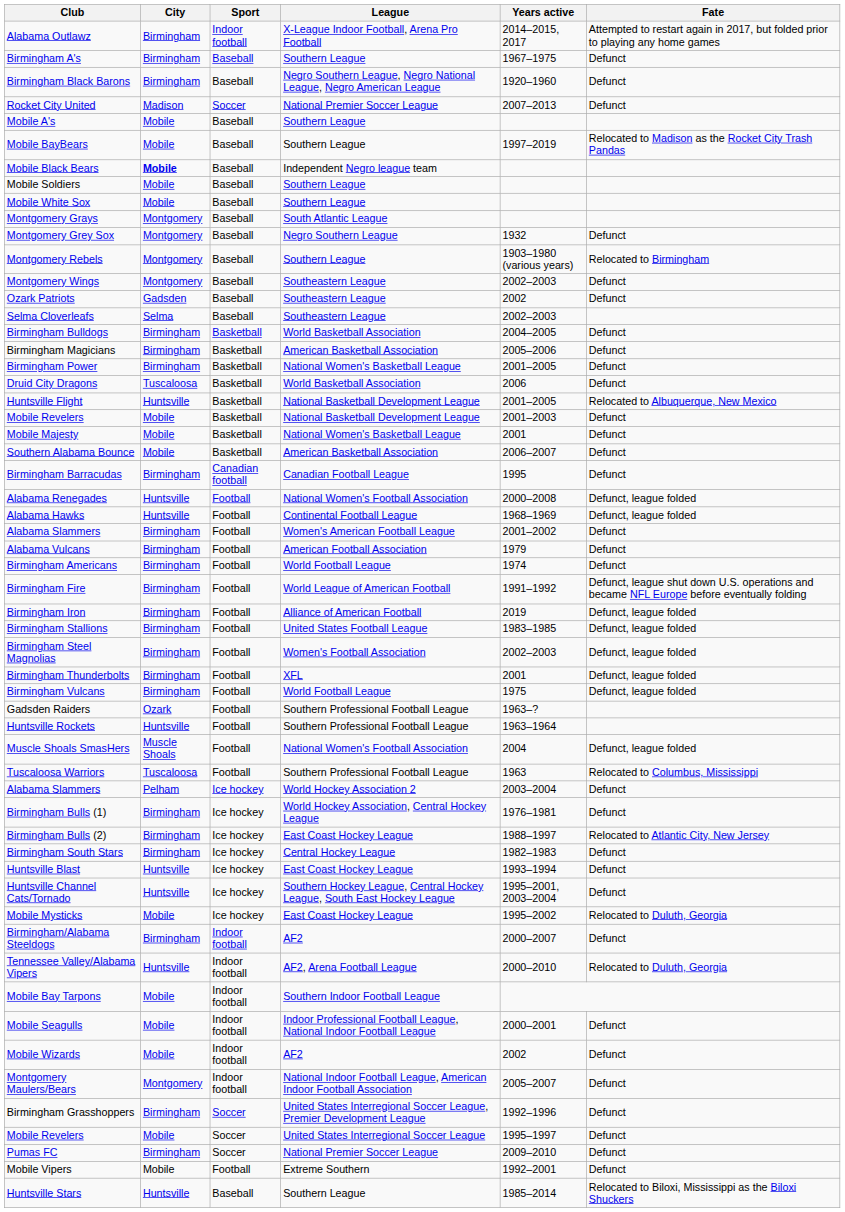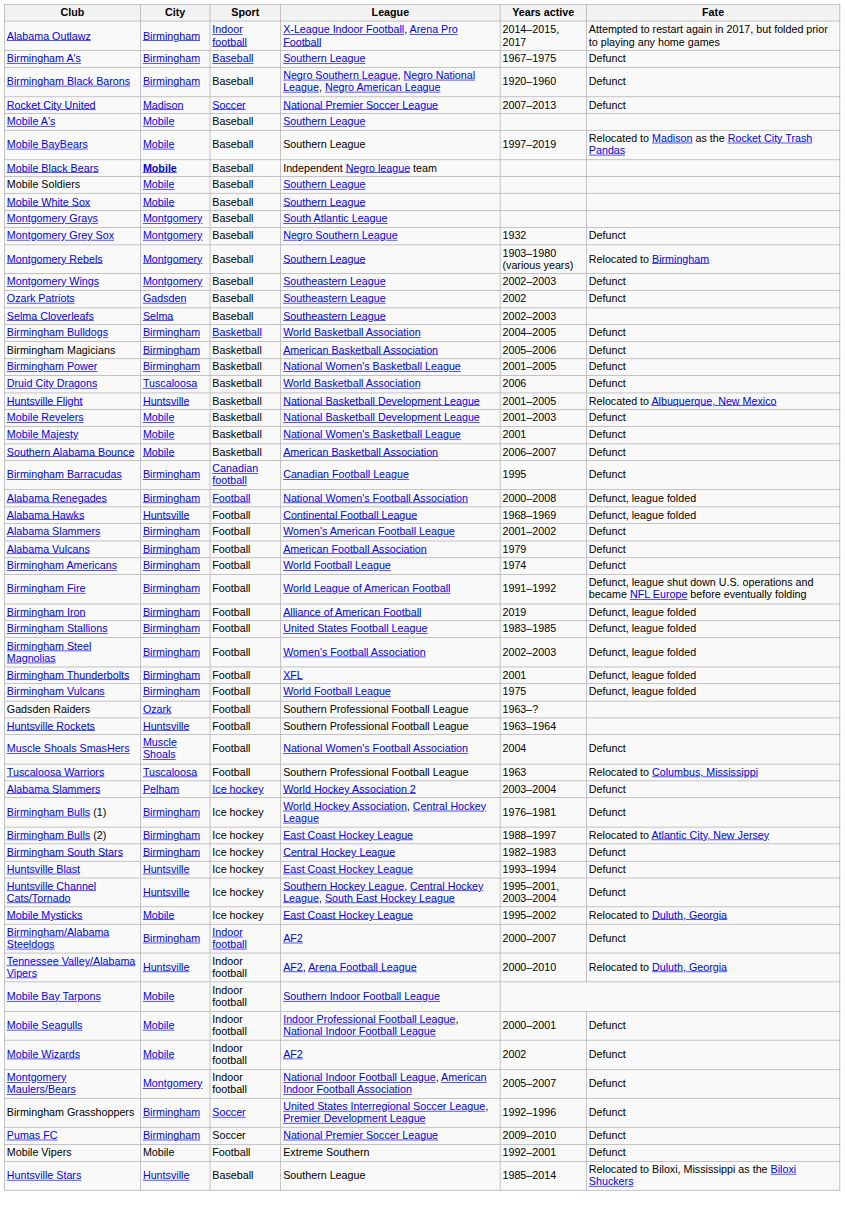(166, 498) Huntsville -> (171, 498) Birmingham
(642, 749) Defunct, league folded -> (607, 749) Defunct
- row: (45, 1136)
